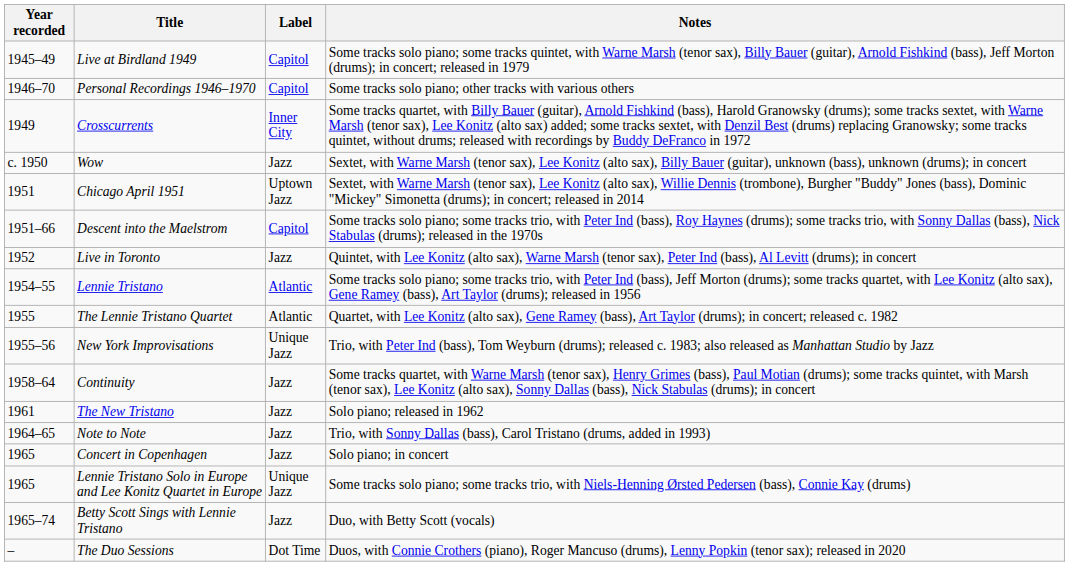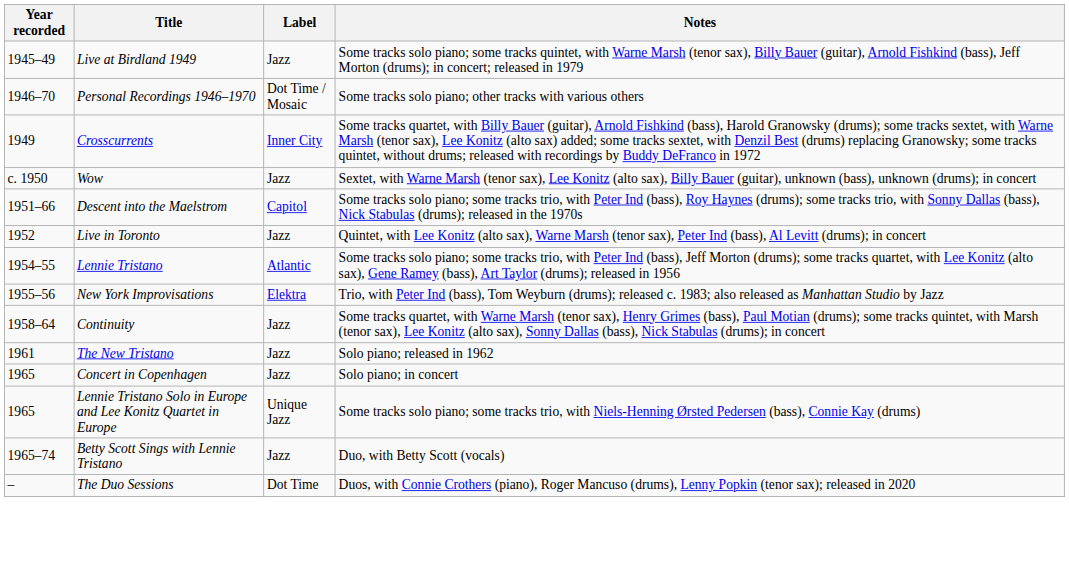(289, 59) Capitol -> (279, 59) Jazz
(289, 89) Capitol -> (296, 96) Dot Time / Mosaic
- row: (131, 191)
- row: (155, 316)
(289, 345) Unique Jazz -> (287, 294) Elektra
- row: (111, 433)
